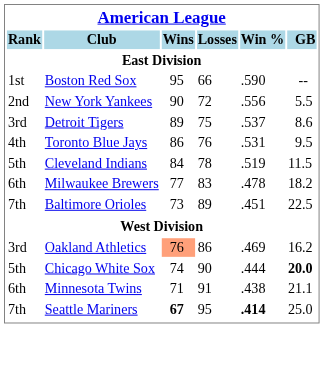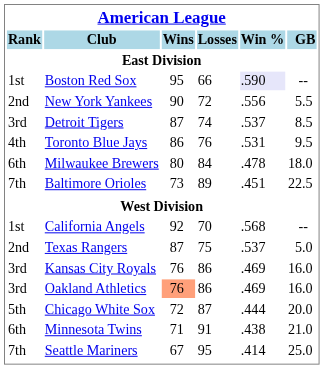(253, 80) no background -> (253, 80) lavender background
(173, 122) 89 -> (173, 122) 87
(205, 122) 75 -> (205, 122) 74
(300, 122) 8.6 -> (300, 122) 8.5
- row: (96, 163)
(173, 183) 77 -> (173, 163) 80
(205, 183) 83 -> (205, 163) 84
(300, 183) 18.2 -> (300, 163) 18.0
+ row: (95, 226)
+ row: (86, 247)
+ row: (100, 268)
(300, 247) 16.2 -> (300, 288) 16.0
(173, 268) 74 -> (173, 309) 72
(205, 268) 90 -> (205, 309) 87
(300, 268) bold -> (300, 309) normal
(300, 288) 21.1 -> (300, 329) 21.0
(173, 309) bold -> (173, 350) normal
(253, 309) bold -> (253, 350) normal
